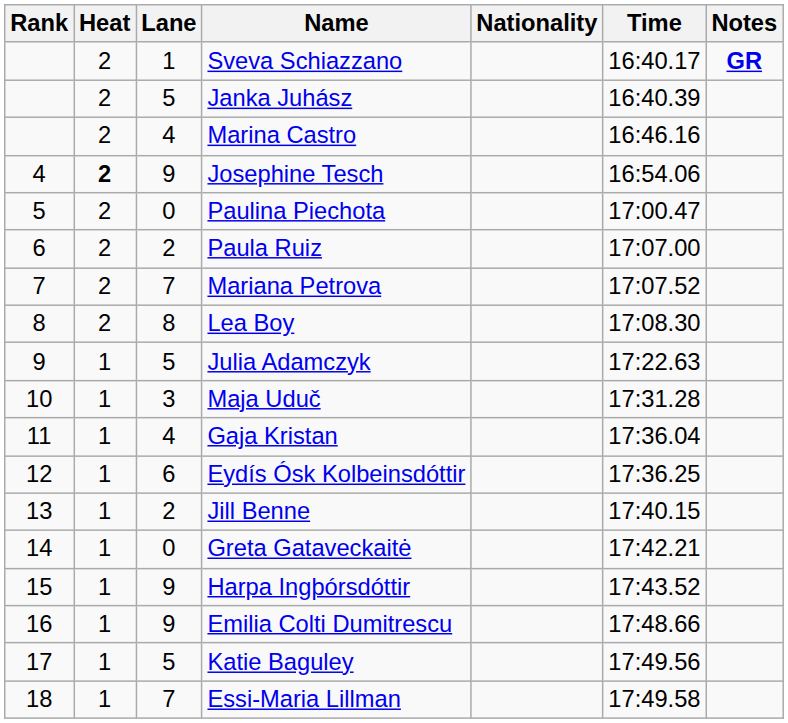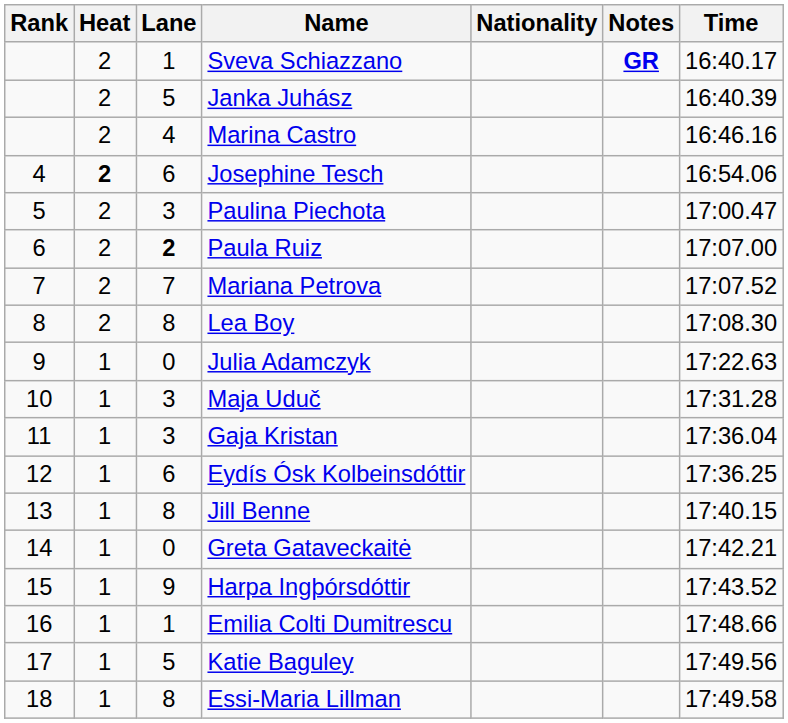columns swapped: (654, 23) <-> (744, 23)
(169, 173) 9 -> (169, 173) 6
(169, 211) 0 -> (169, 211) 3
(169, 248) normal -> (169, 248) bold
(169, 361) 5 -> (169, 361) 0
(169, 436) 4 -> (169, 436) 3
(169, 511) 2 -> (169, 511) 8
(169, 624) 9 -> (169, 624) 1
(169, 699) 7 -> (169, 699) 8
